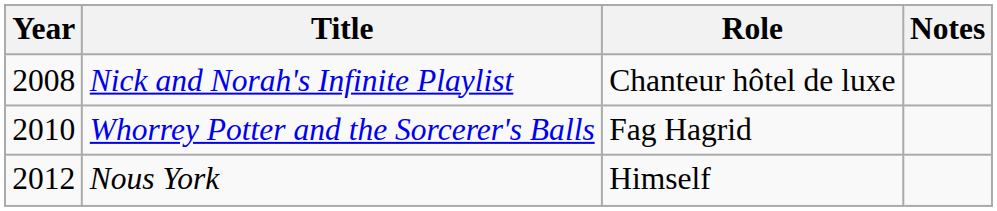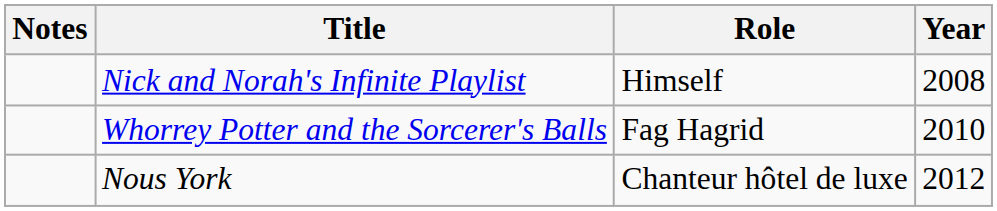columns swapped: (44, 29) <-> (948, 29)
(752, 79) Chanteur hôtel de luxe -> (672, 79) Himself
(660, 179) Himself -> (765, 179) Chanteur hôtel de luxe
